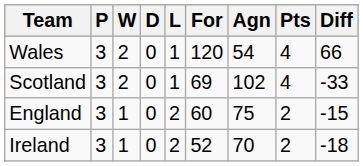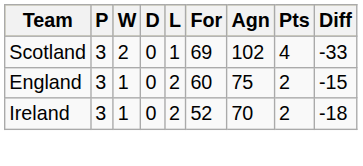- row: (36, 52)
